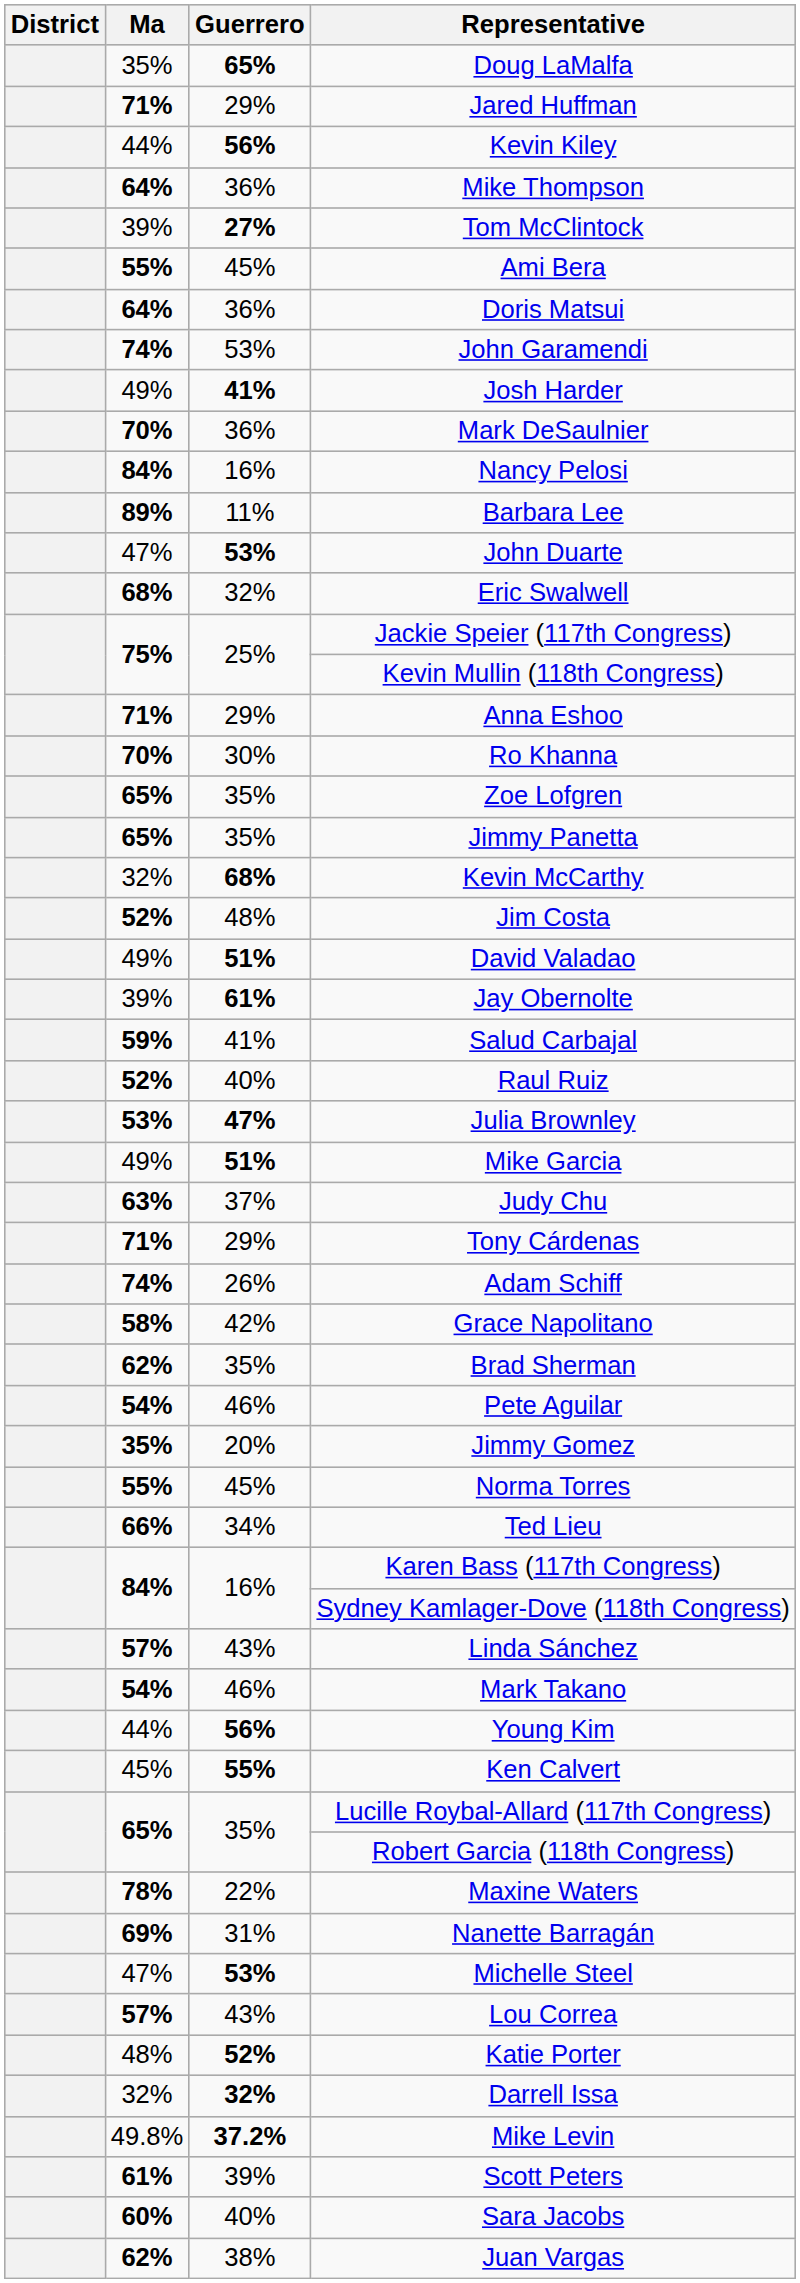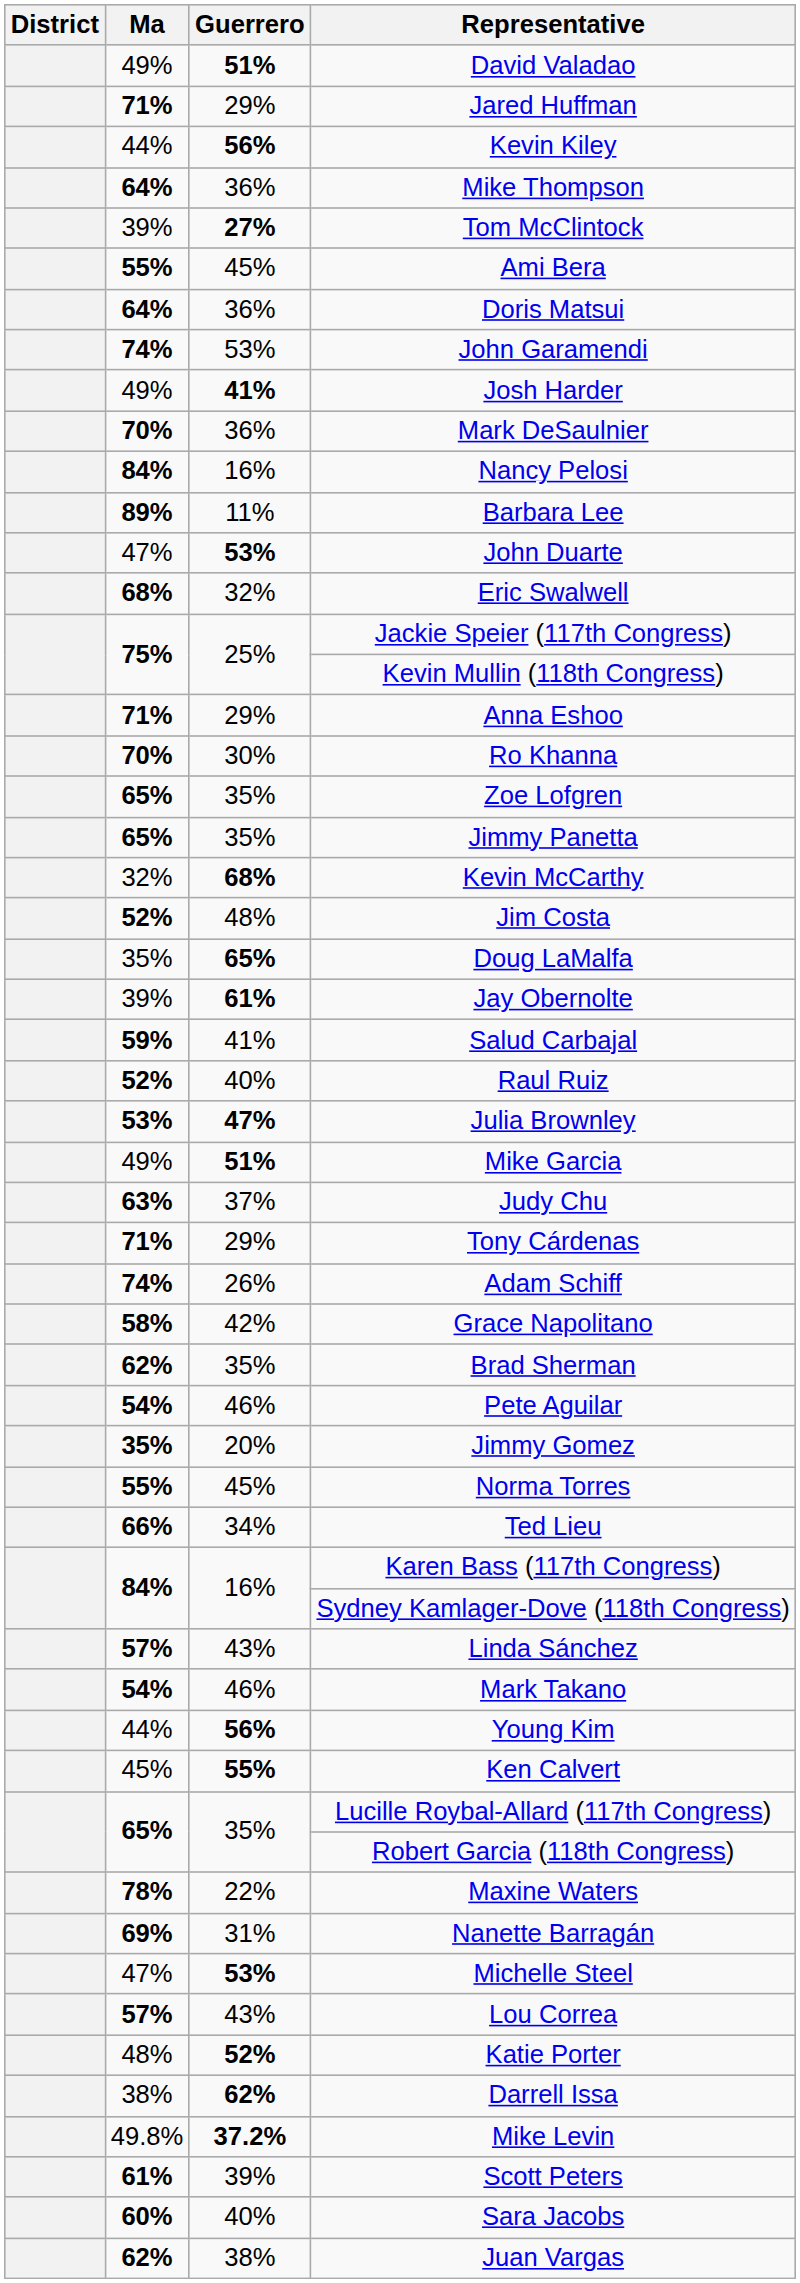rows swapped: (553, 65) <-> (553, 958)
(147, 2095) 32% -> (147, 2095) 38%
(250, 2095) 32% -> (250, 2095) 62%
